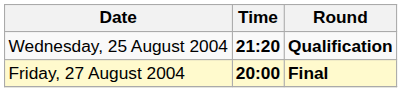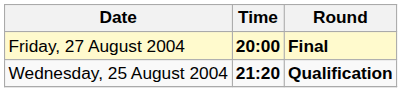rows swapped: (118, 45) <-> (97, 73)
